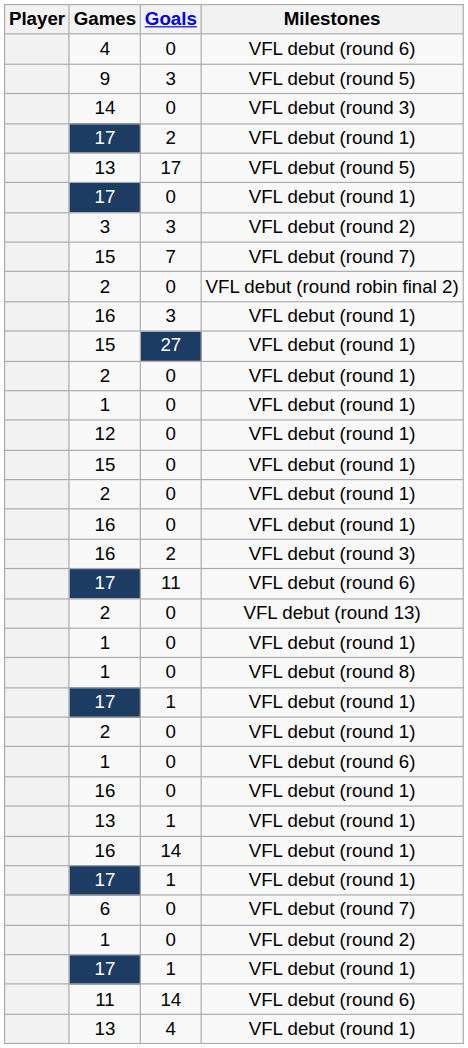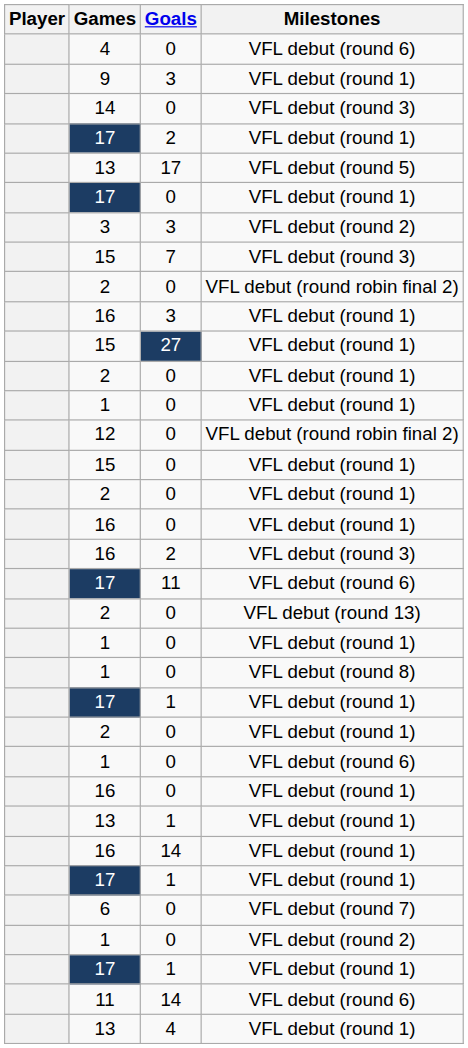(332, 78) VFL debut (round 5) -> (332, 78) VFL debut (round 1)
(332, 256) VFL debut (round 7) -> (332, 256) VFL debut (round 3)
(332, 434) VFL debut (round 1) -> (332, 434) VFL debut (round robin final 2)
